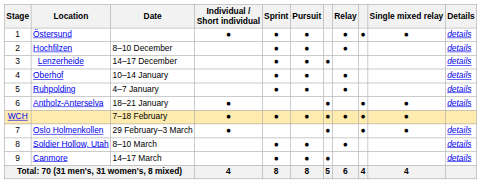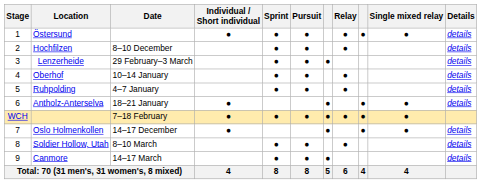(145, 62) 14–17 December -> (153, 62) 29 February–3 March
(153, 130) 29 February–3 March -> (145, 130) 14–17 December
